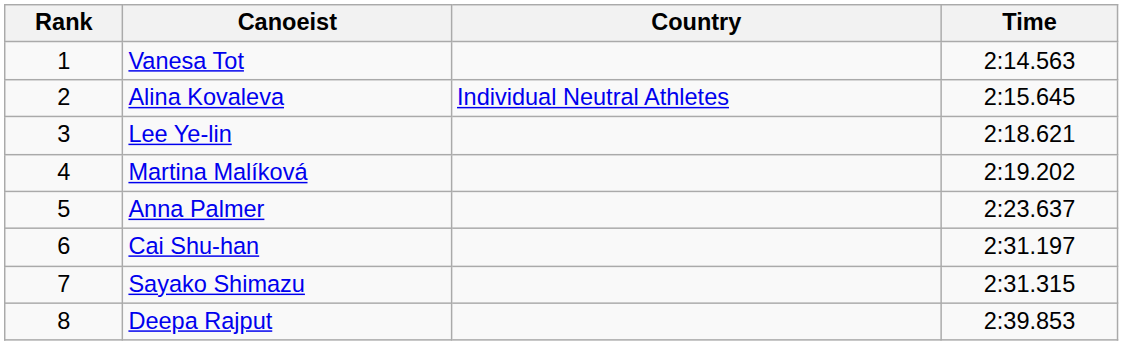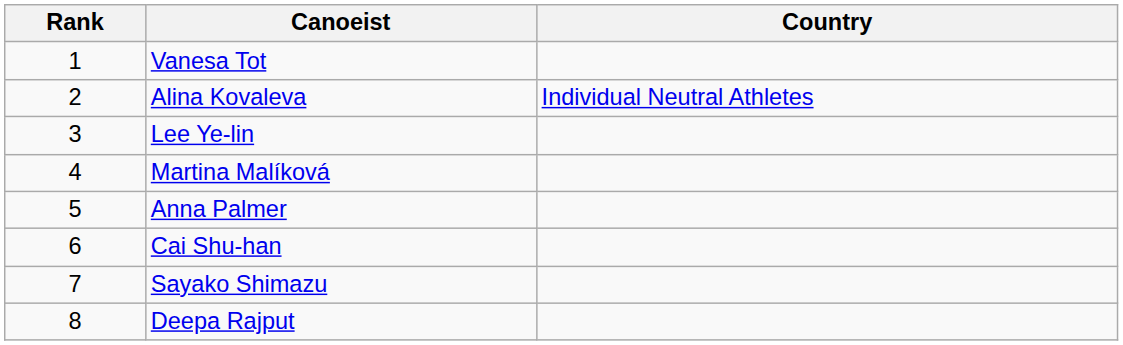- column: (1029, 23)
